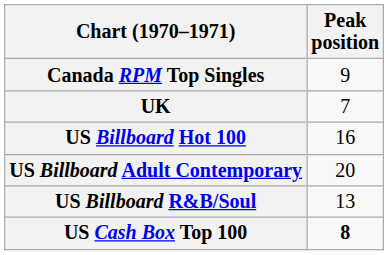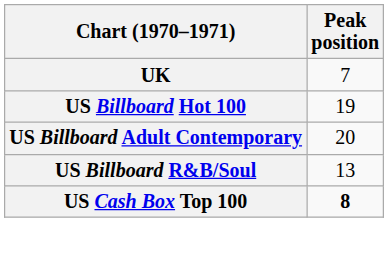- row: (156, 74)
(345, 138) 16 -> (345, 106) 19
